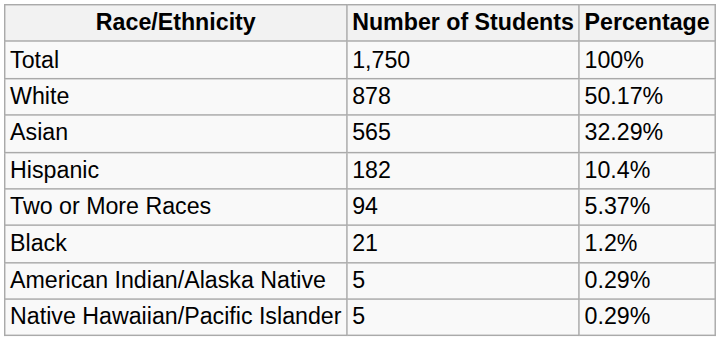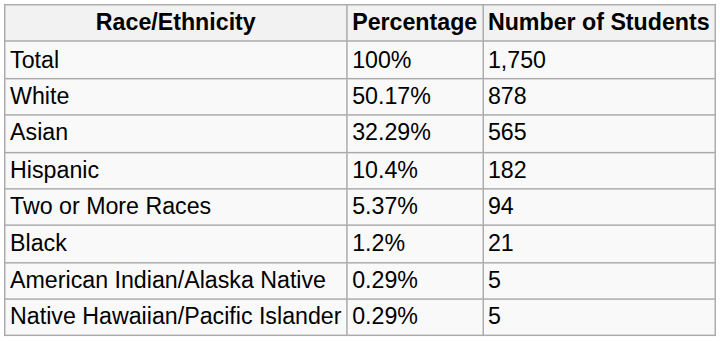columns swapped: (463, 22) <-> (647, 22)
